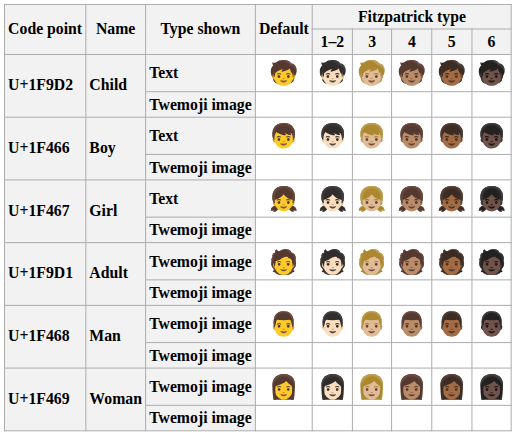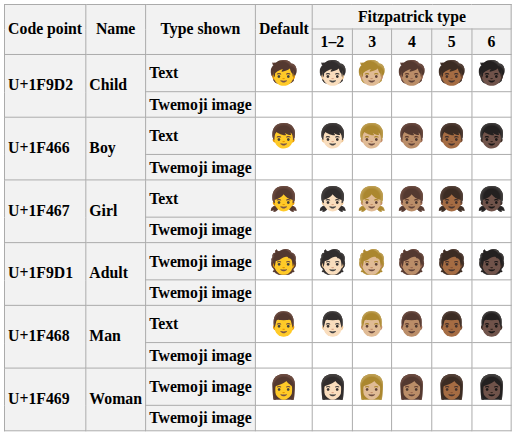(200, 324) Twemoji image -> (164, 324) Text
